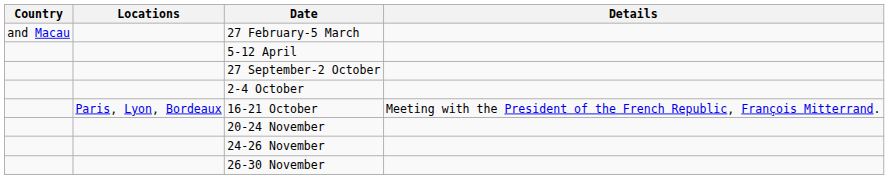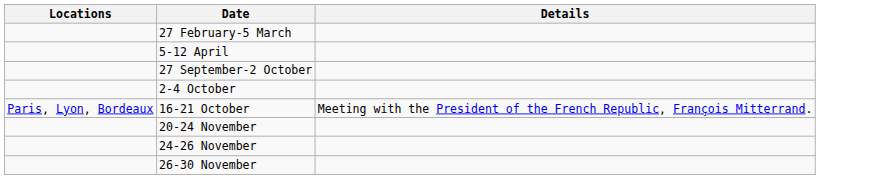- column: (39, 14)
